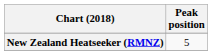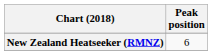(187, 42) 5 -> (187, 42) 6
